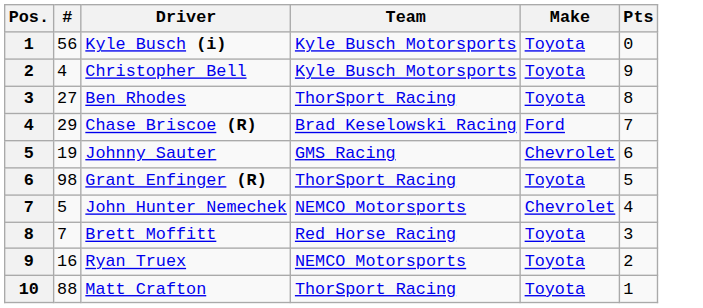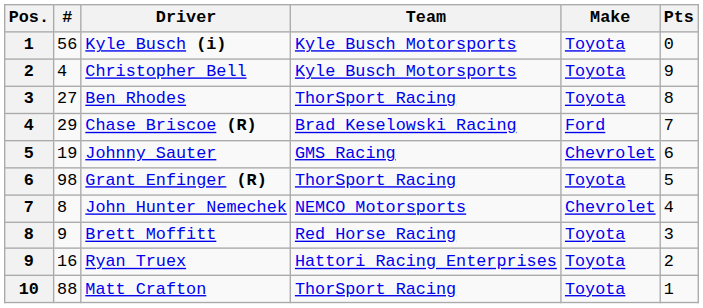(62, 208) 5 -> (62, 208) 8
(62, 236) 7 -> (62, 236) 9
(381, 263) NEMCO Motorsports -> (426, 263) Hattori Racing Enterprises
